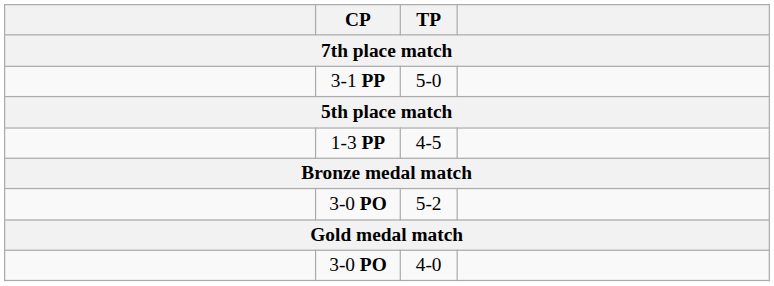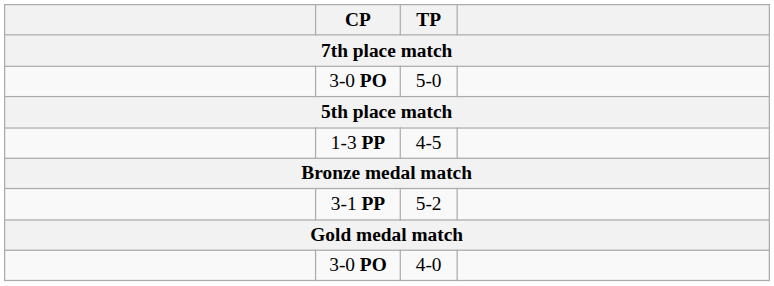(358, 81) 3-1 PP -> (358, 81) 3-0 PO
(358, 204) 3-0 PO -> (358, 204) 3-1 PP
